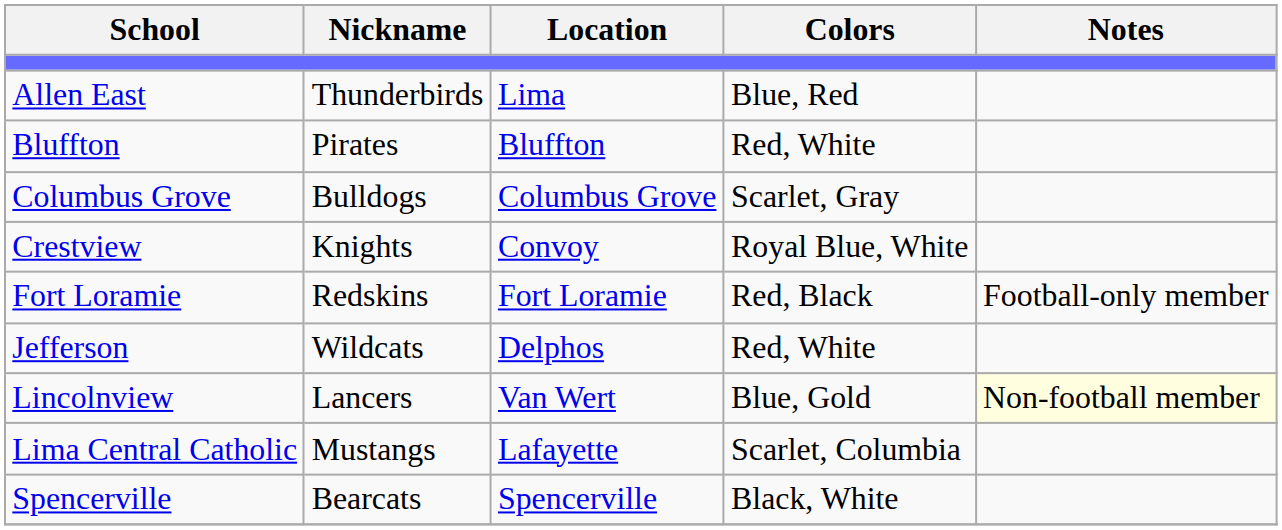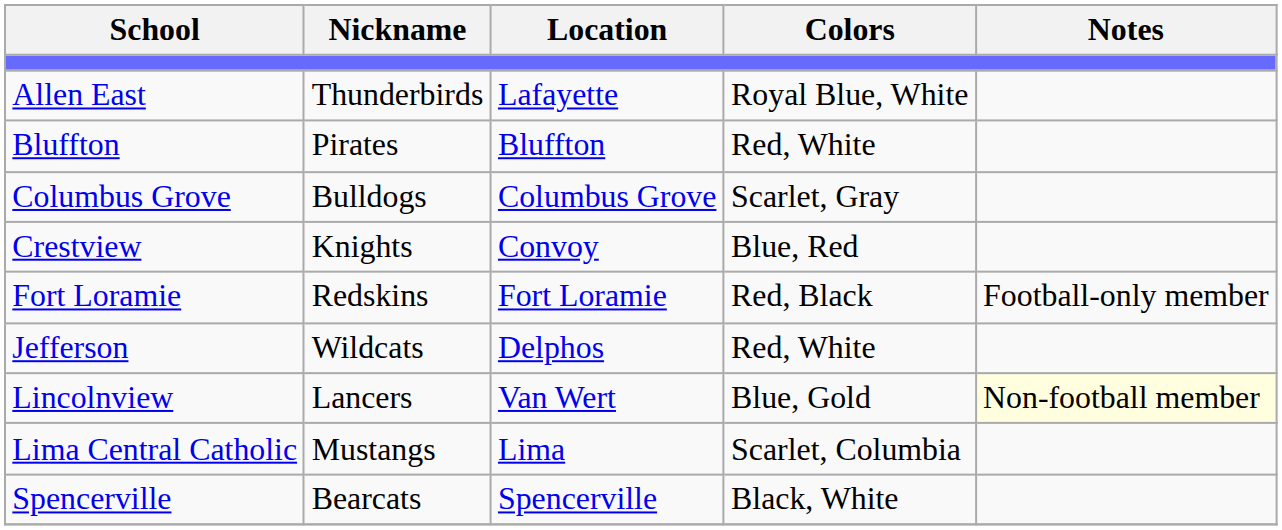(532, 94) Lima -> (558, 94) Lafayette
(795, 94) Blue, Red -> (850, 94) Royal Blue, White
(850, 246) Royal Blue, White -> (795, 246) Blue, Red
(558, 448) Lafayette -> (532, 448) Lima
